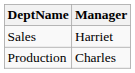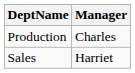rows swapped: (22, 36) <-> (37, 57)
